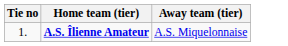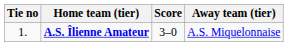+ column: (168, 13)
